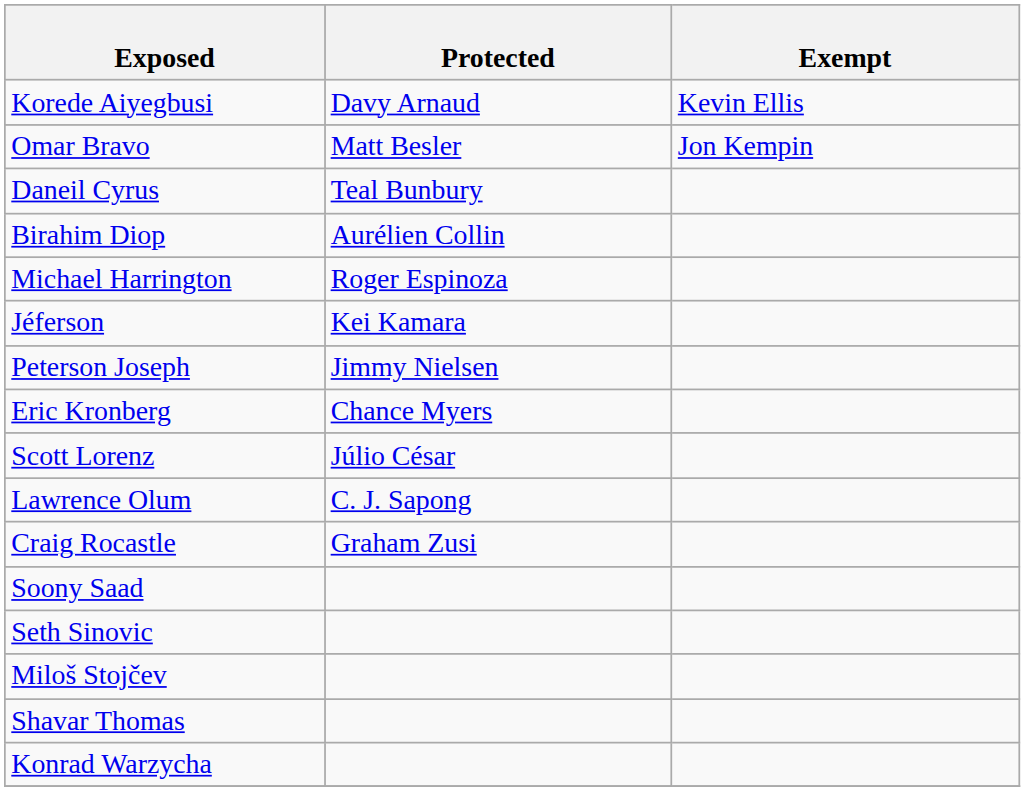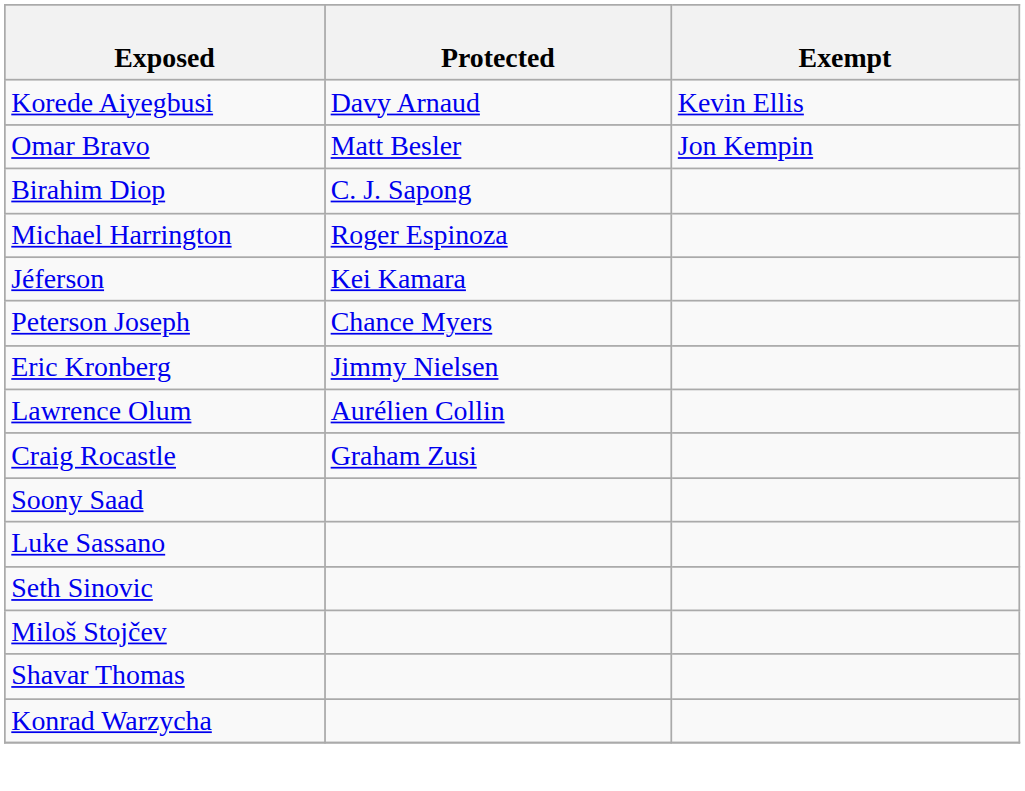- row: (85, 190)
(418, 234) Aurélien Collin -> (401, 190) C. J. Sapong
(415, 366) Jimmy Nielsen -> (411, 322) Chance Myers
(411, 411) Chance Myers -> (415, 366) Jimmy Nielsen
- row: (83, 455)
(401, 499) C. J. Sapong -> (418, 411) Aurélien Collin
+ row: (88, 543)
